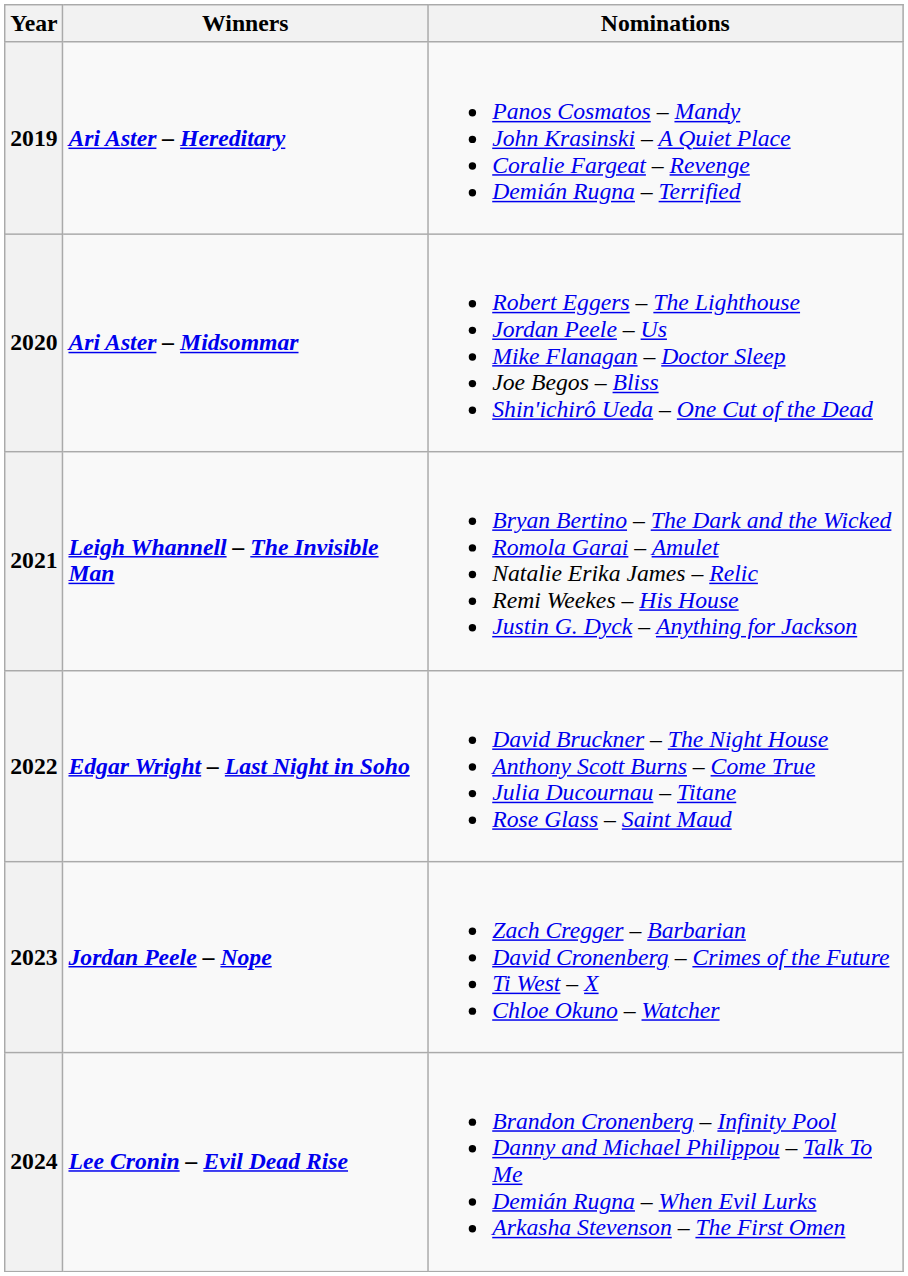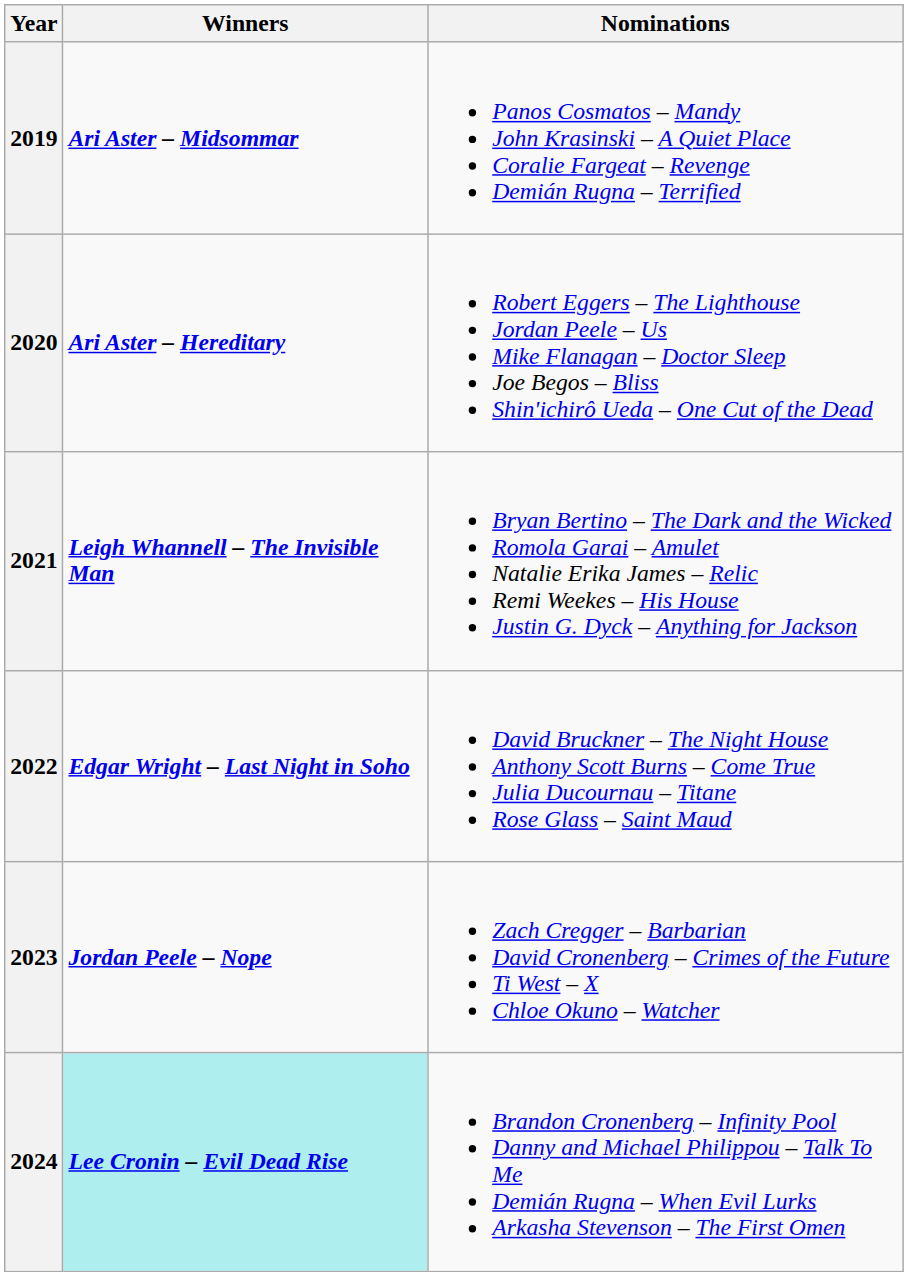(177, 137) Ari Aster – Hereditary -> (183, 137) Ari Aster – Midsommar
(183, 342) Ari Aster – Midsommar -> (177, 342) Ari Aster – Hereditary
(208, 1161) no background -> (208, 1161) paleturquoise background
